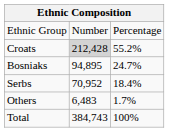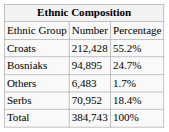(90, 48) lightgrey background -> (90, 48) no background
rows swapped: (19, 83) <-> (22, 100)
